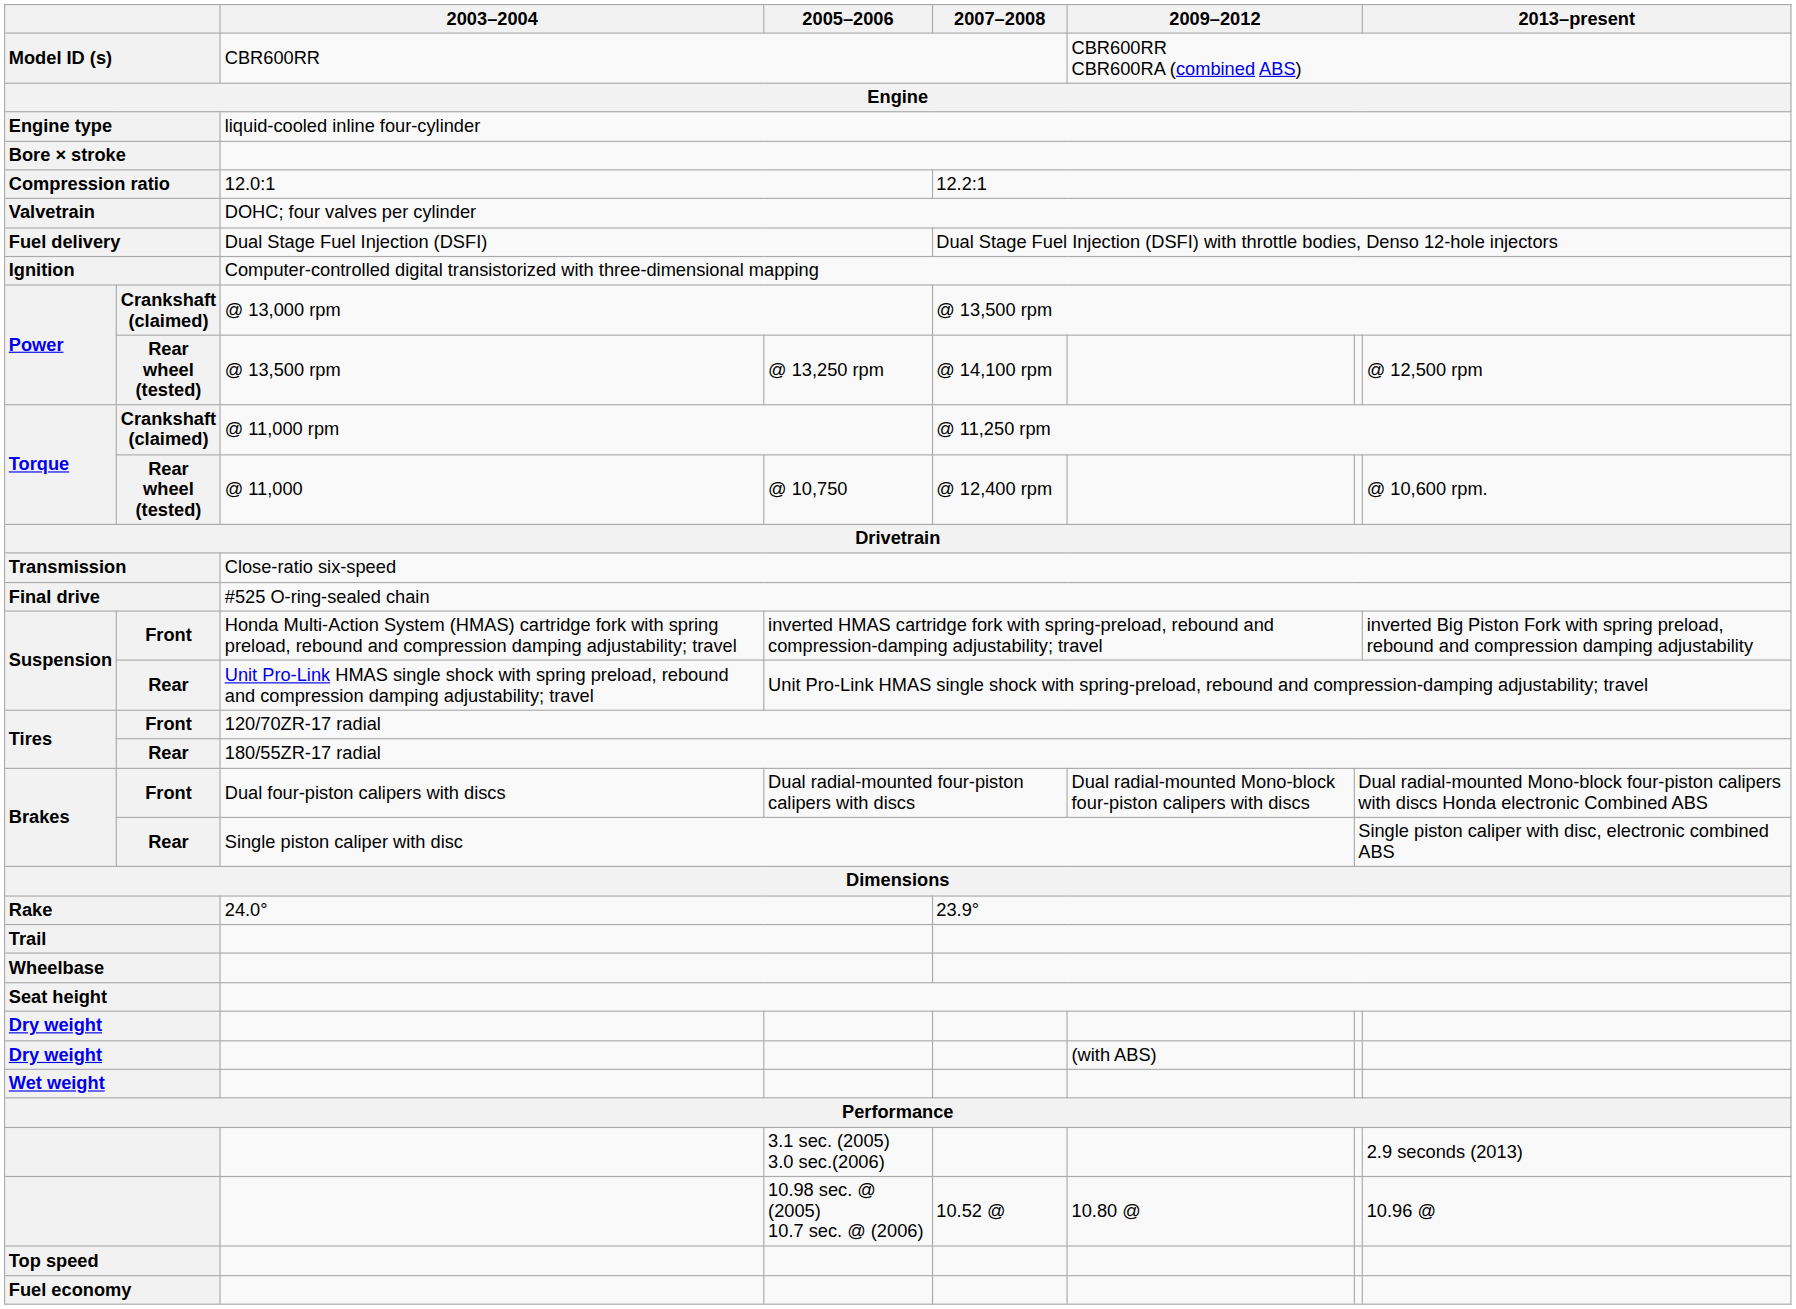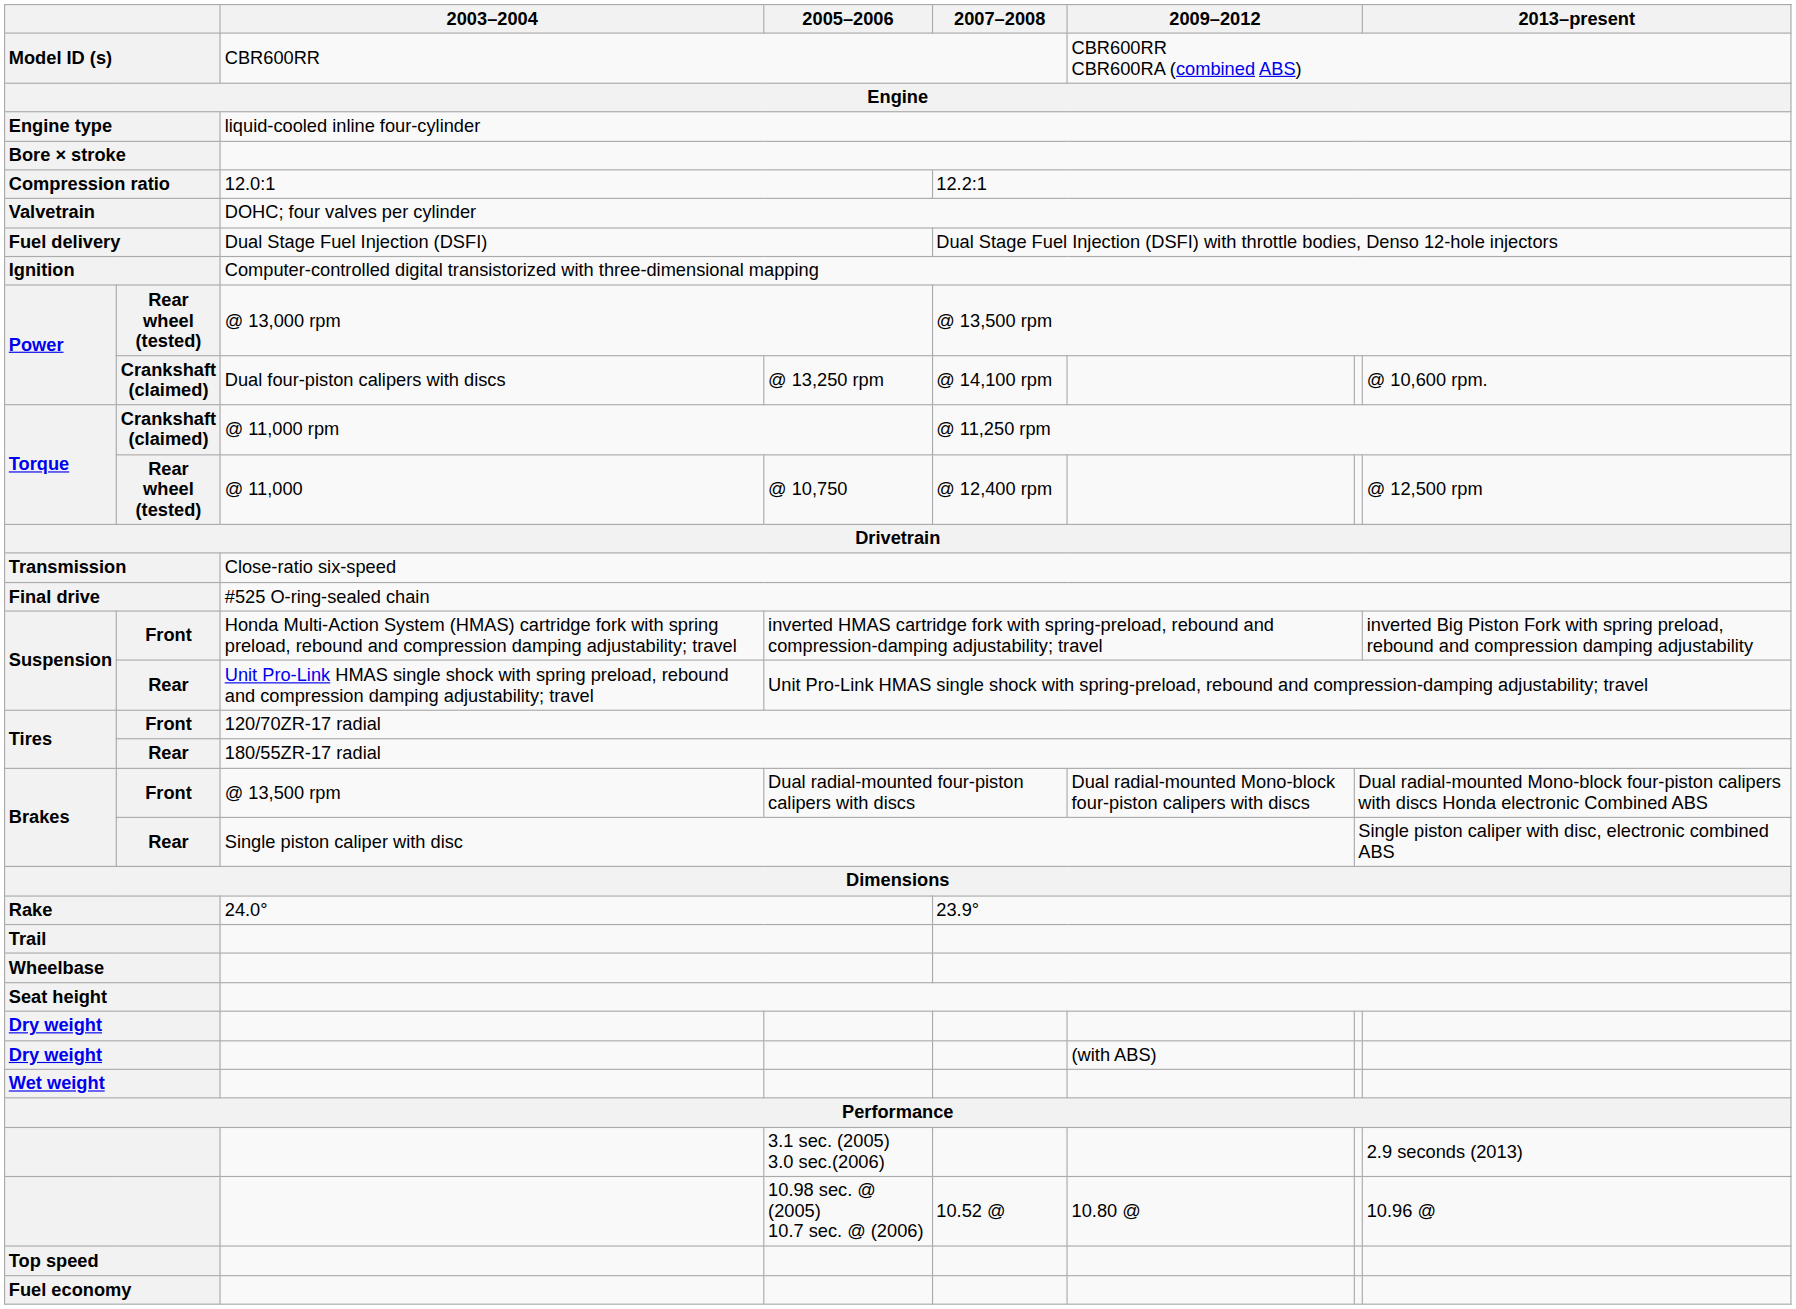(168, 310) Crankshaft (claimed) -> (168, 320) Rear wheel (tested)
(168, 369) Rear wheel (tested) -> (168, 380) Crankshaft (claimed)
(283, 369) @ 13,500 rpm -> (365, 380) Dual four-piston calipers with discs
(1425, 369) @ 12,500 rpm -> (1427, 380) @ 10,600 rpm.
(1427, 489) @ 10,600 rpm. -> (1425, 489) @ 12,500 rpm
(365, 792) Dual four-piston calipers with discs -> (283, 792) @ 13,500 rpm
